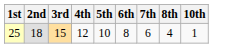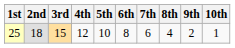+ column: (192, 13)
